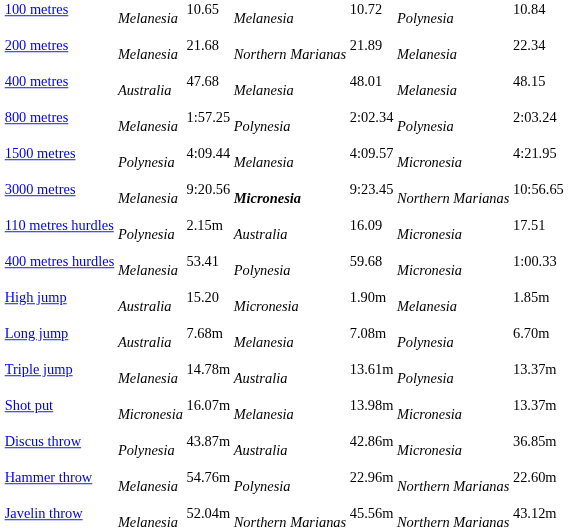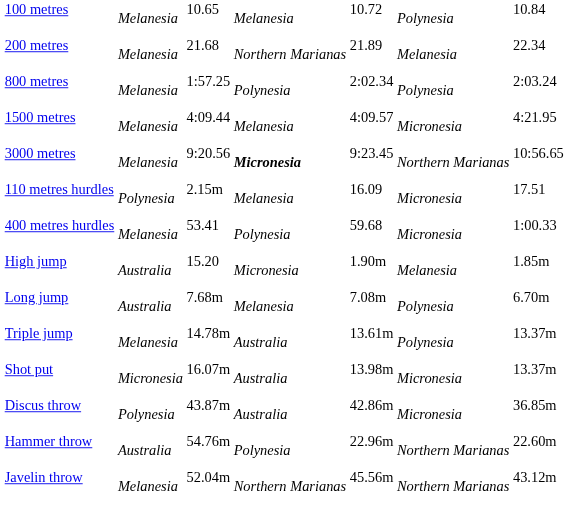- row: (36, 81)
(146, 162) Polynesia -> (148, 126) Melanesia
(261, 234) Australia -> (264, 198) Melanesia
(264, 414) Melanesia -> (261, 378) Australia
(148, 486) Melanesia -> (145, 450) Australia
